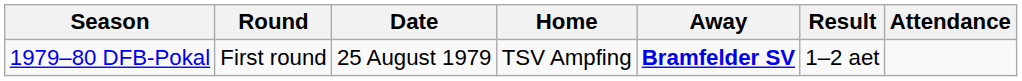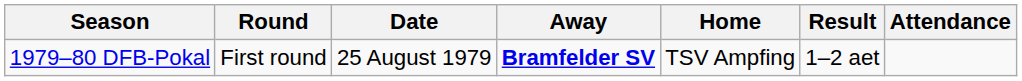columns swapped: (567, 22) <-> (718, 22)
